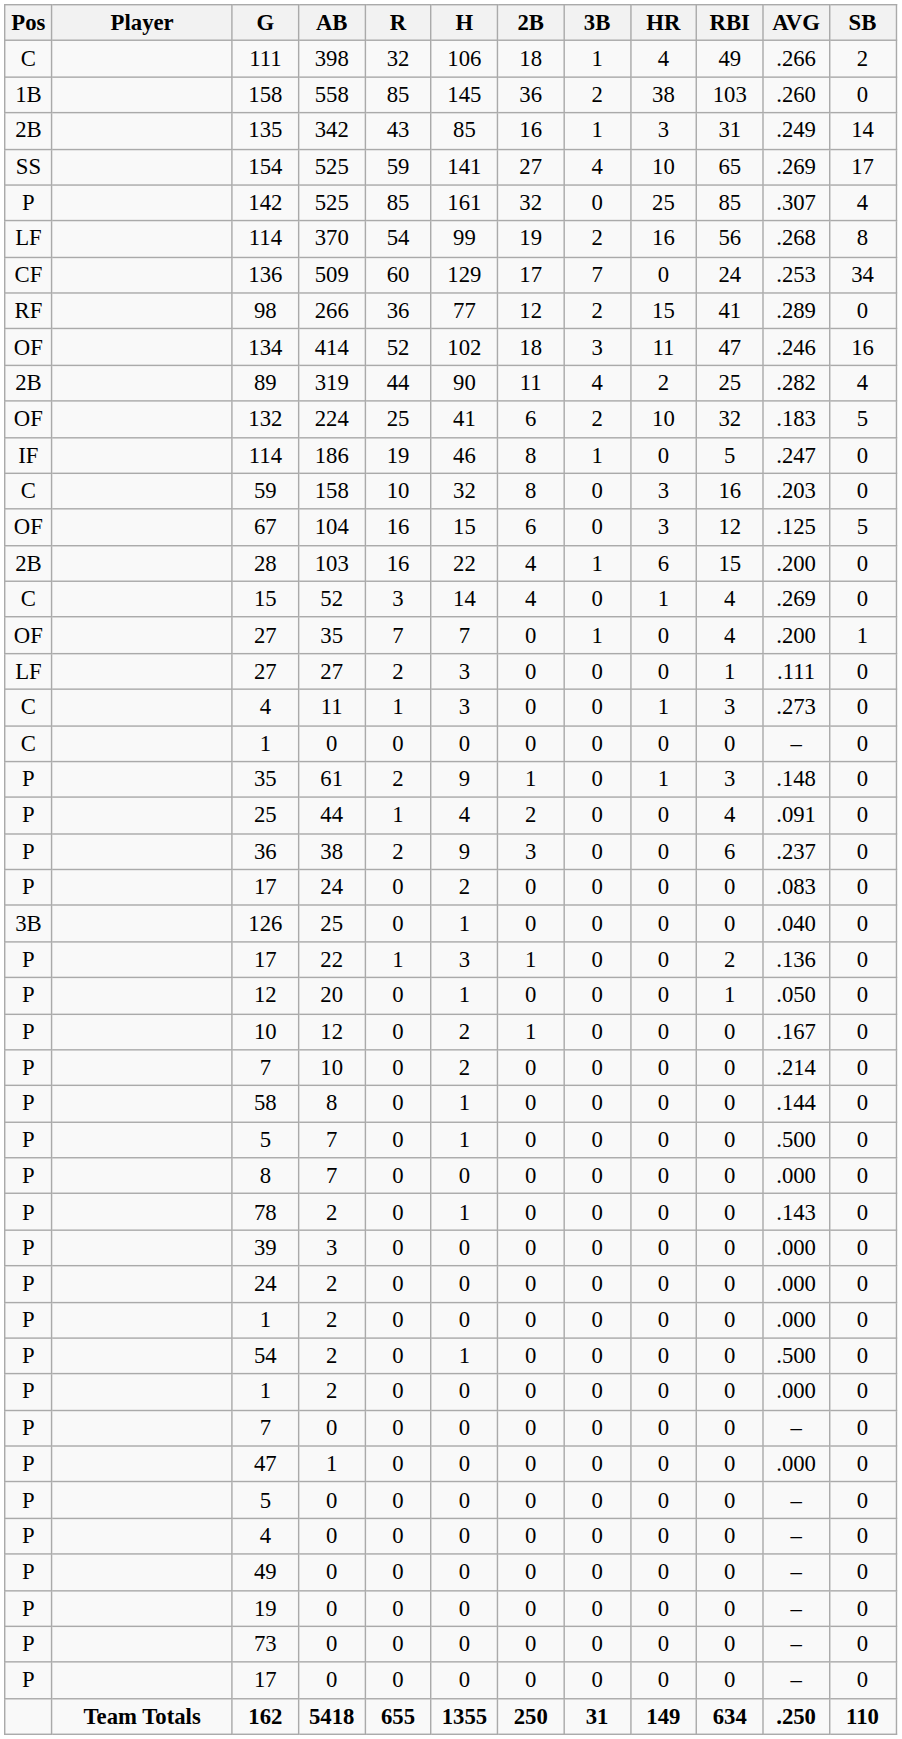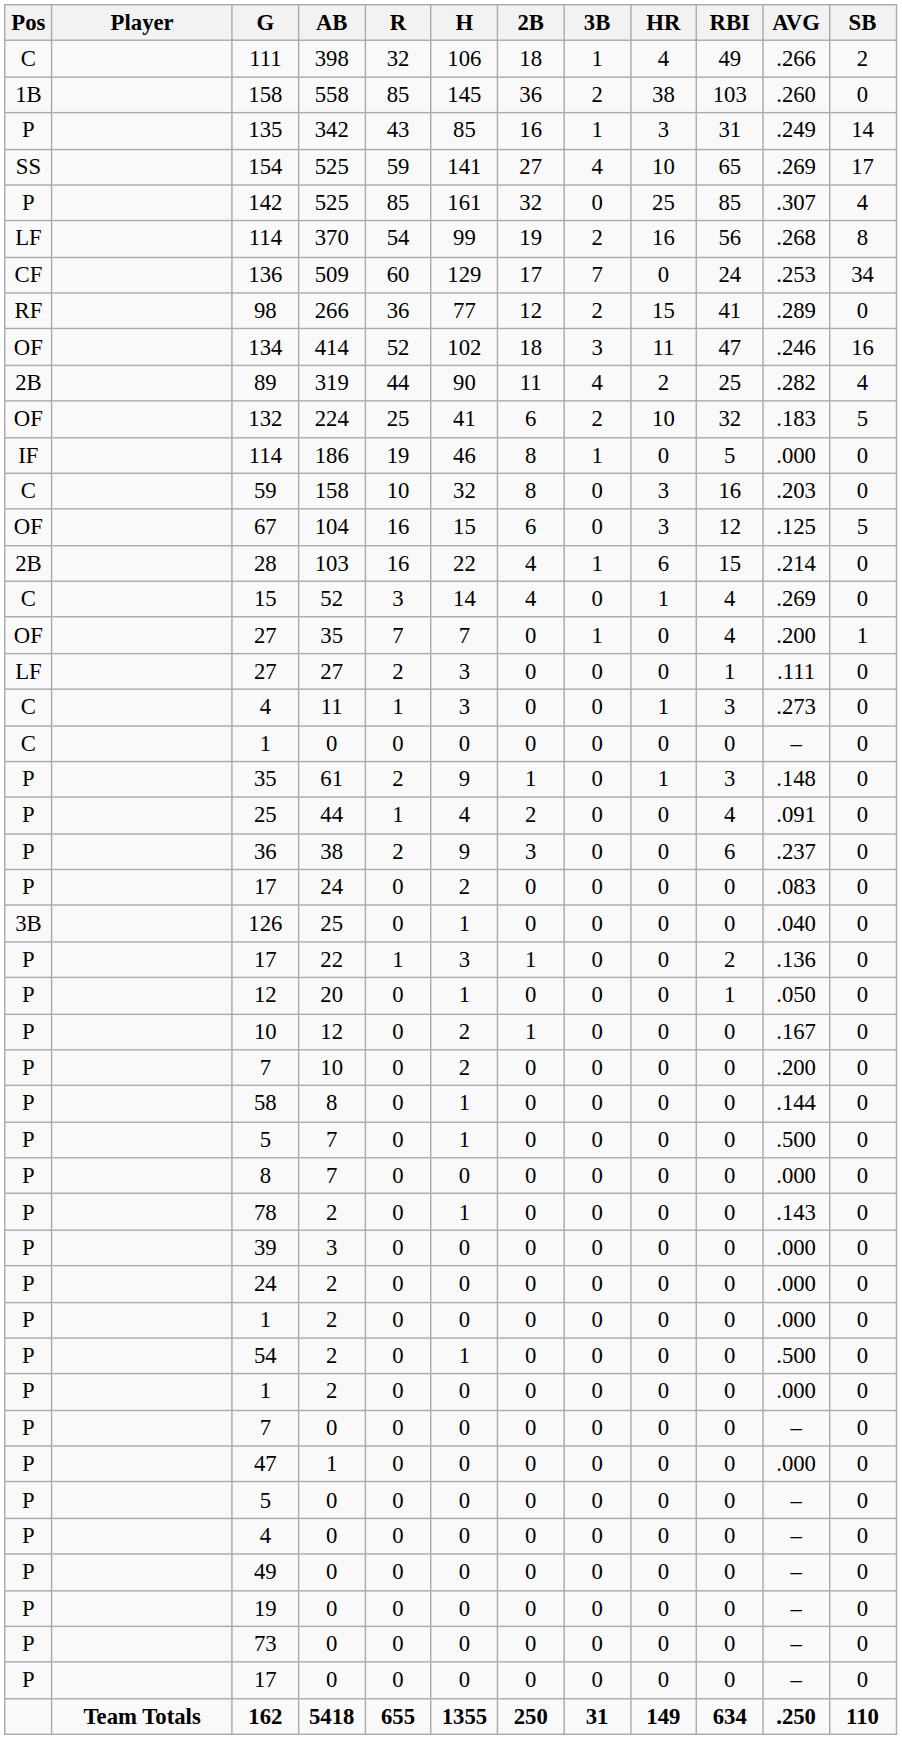(28, 130) 2B -> (28, 130) P
(796, 454) .247 -> (796, 454) .000
(796, 563) .200 -> (796, 563) .214
(796, 1067) .214 -> (796, 1067) .200
